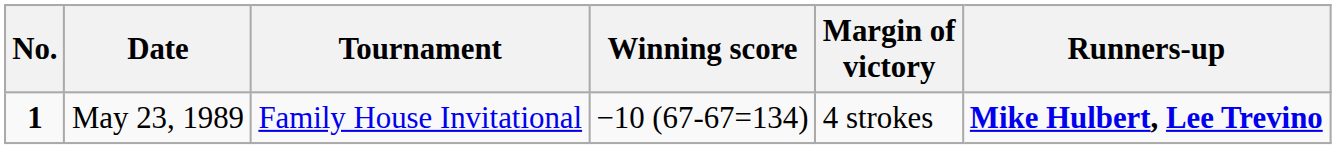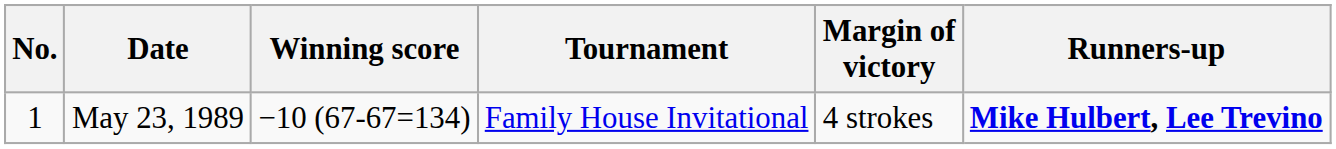columns swapped: (420, 48) <-> (702, 48)
(35, 117) bold -> (35, 117) normal
